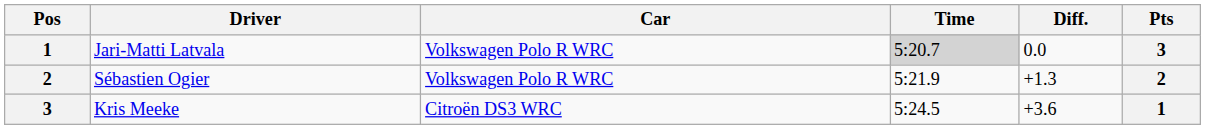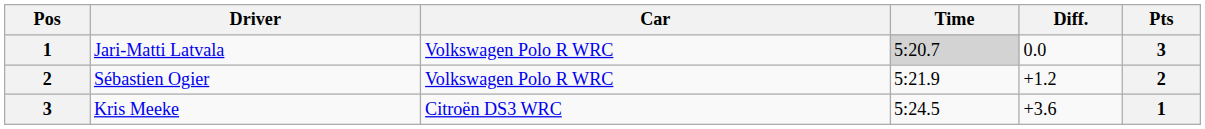(1040, 79) +1.3 -> (1040, 79) +1.2
